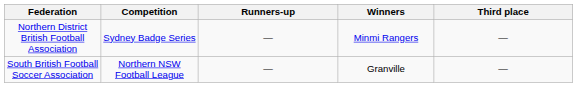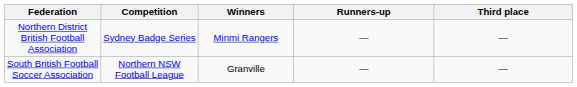columns swapped: (386, 12) <-> (268, 12)
